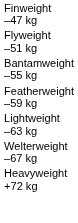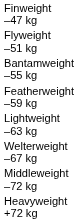+ row: (36, 180)
